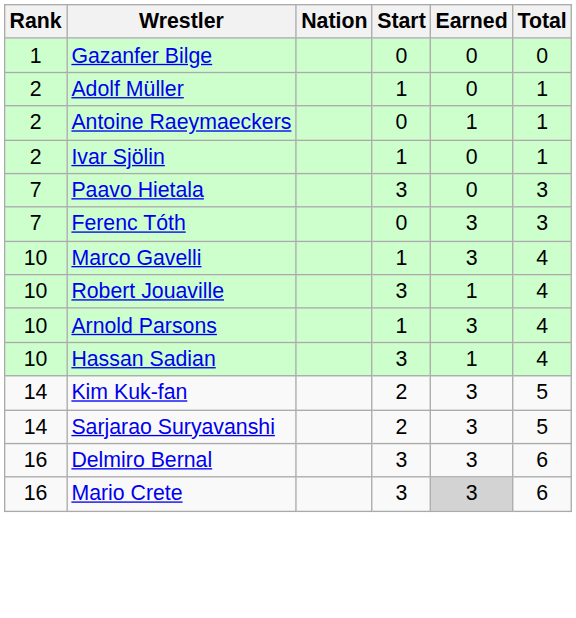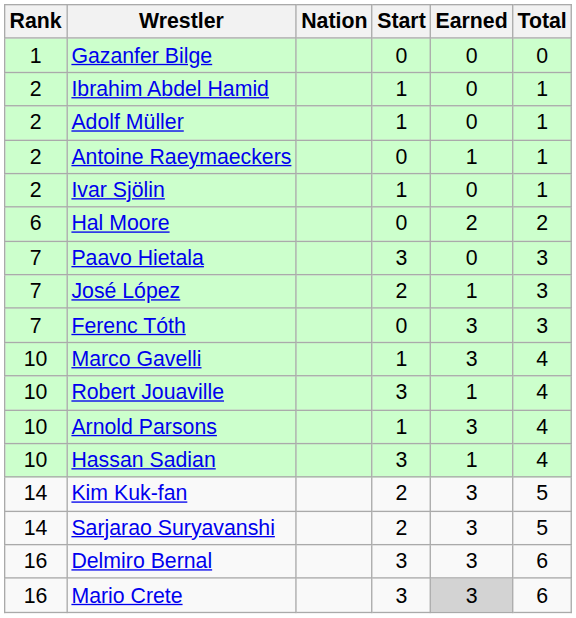+ row: (170, 88)
+ row: (120, 223)
+ row: (126, 291)
